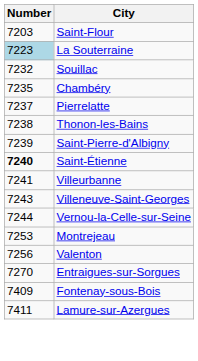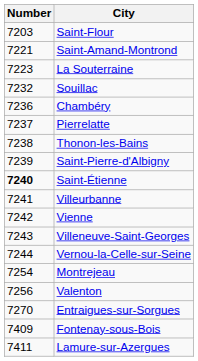+ row: (117, 50)
(20, 50) lightblue background -> (20, 69) no background
(20, 87) 7235 -> (20, 106) 7236
+ row: (75, 217)
(20, 236) 7253 -> (20, 273) 7254
